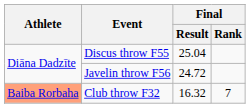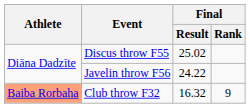(192, 54) 25.04 -> (192, 54) 25.02
(192, 73) 24.72 -> (192, 73) 24.22
(228, 93) 7 -> (228, 93) 9
